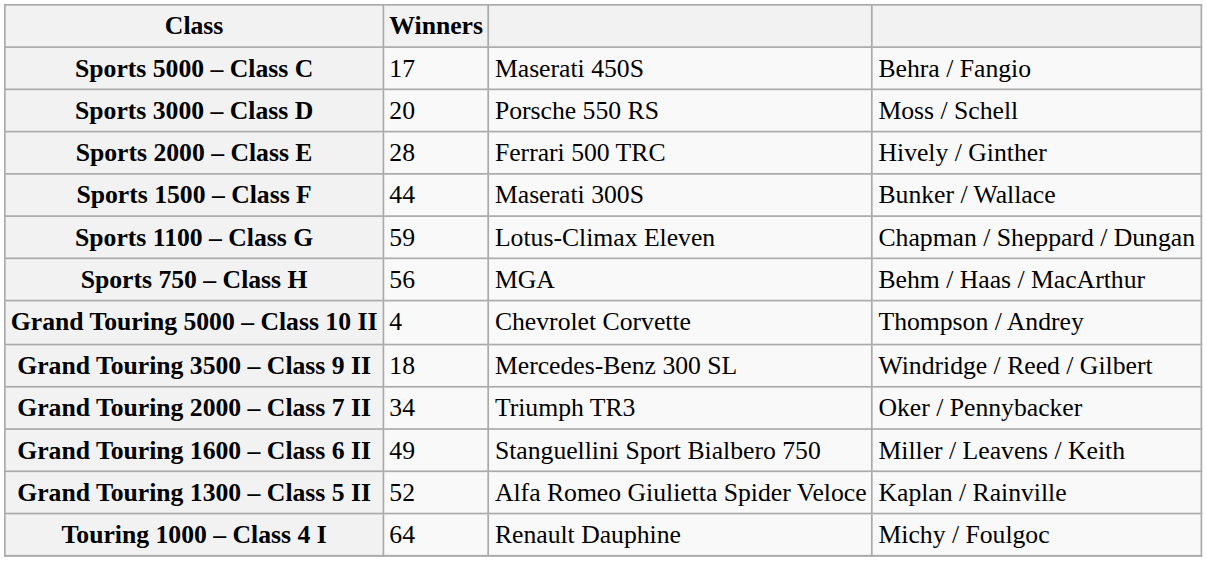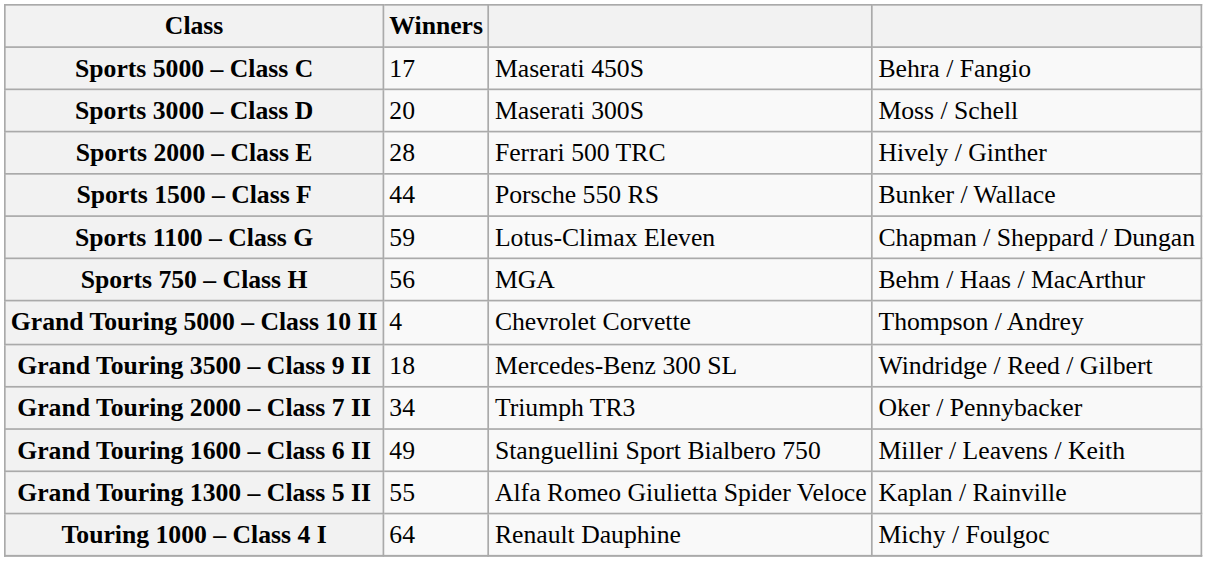(577, 110) Porsche 550 RS -> (569, 110) Maserati 300S
(569, 195) Maserati 300S -> (577, 195) Porsche 550 RS
(402, 491) 52 -> (402, 491) 55
